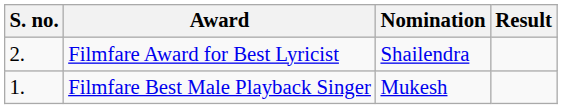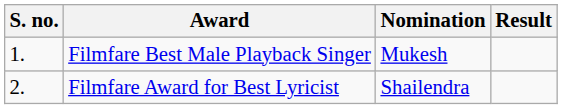rows swapped: (220, 86) <-> (204, 53)
